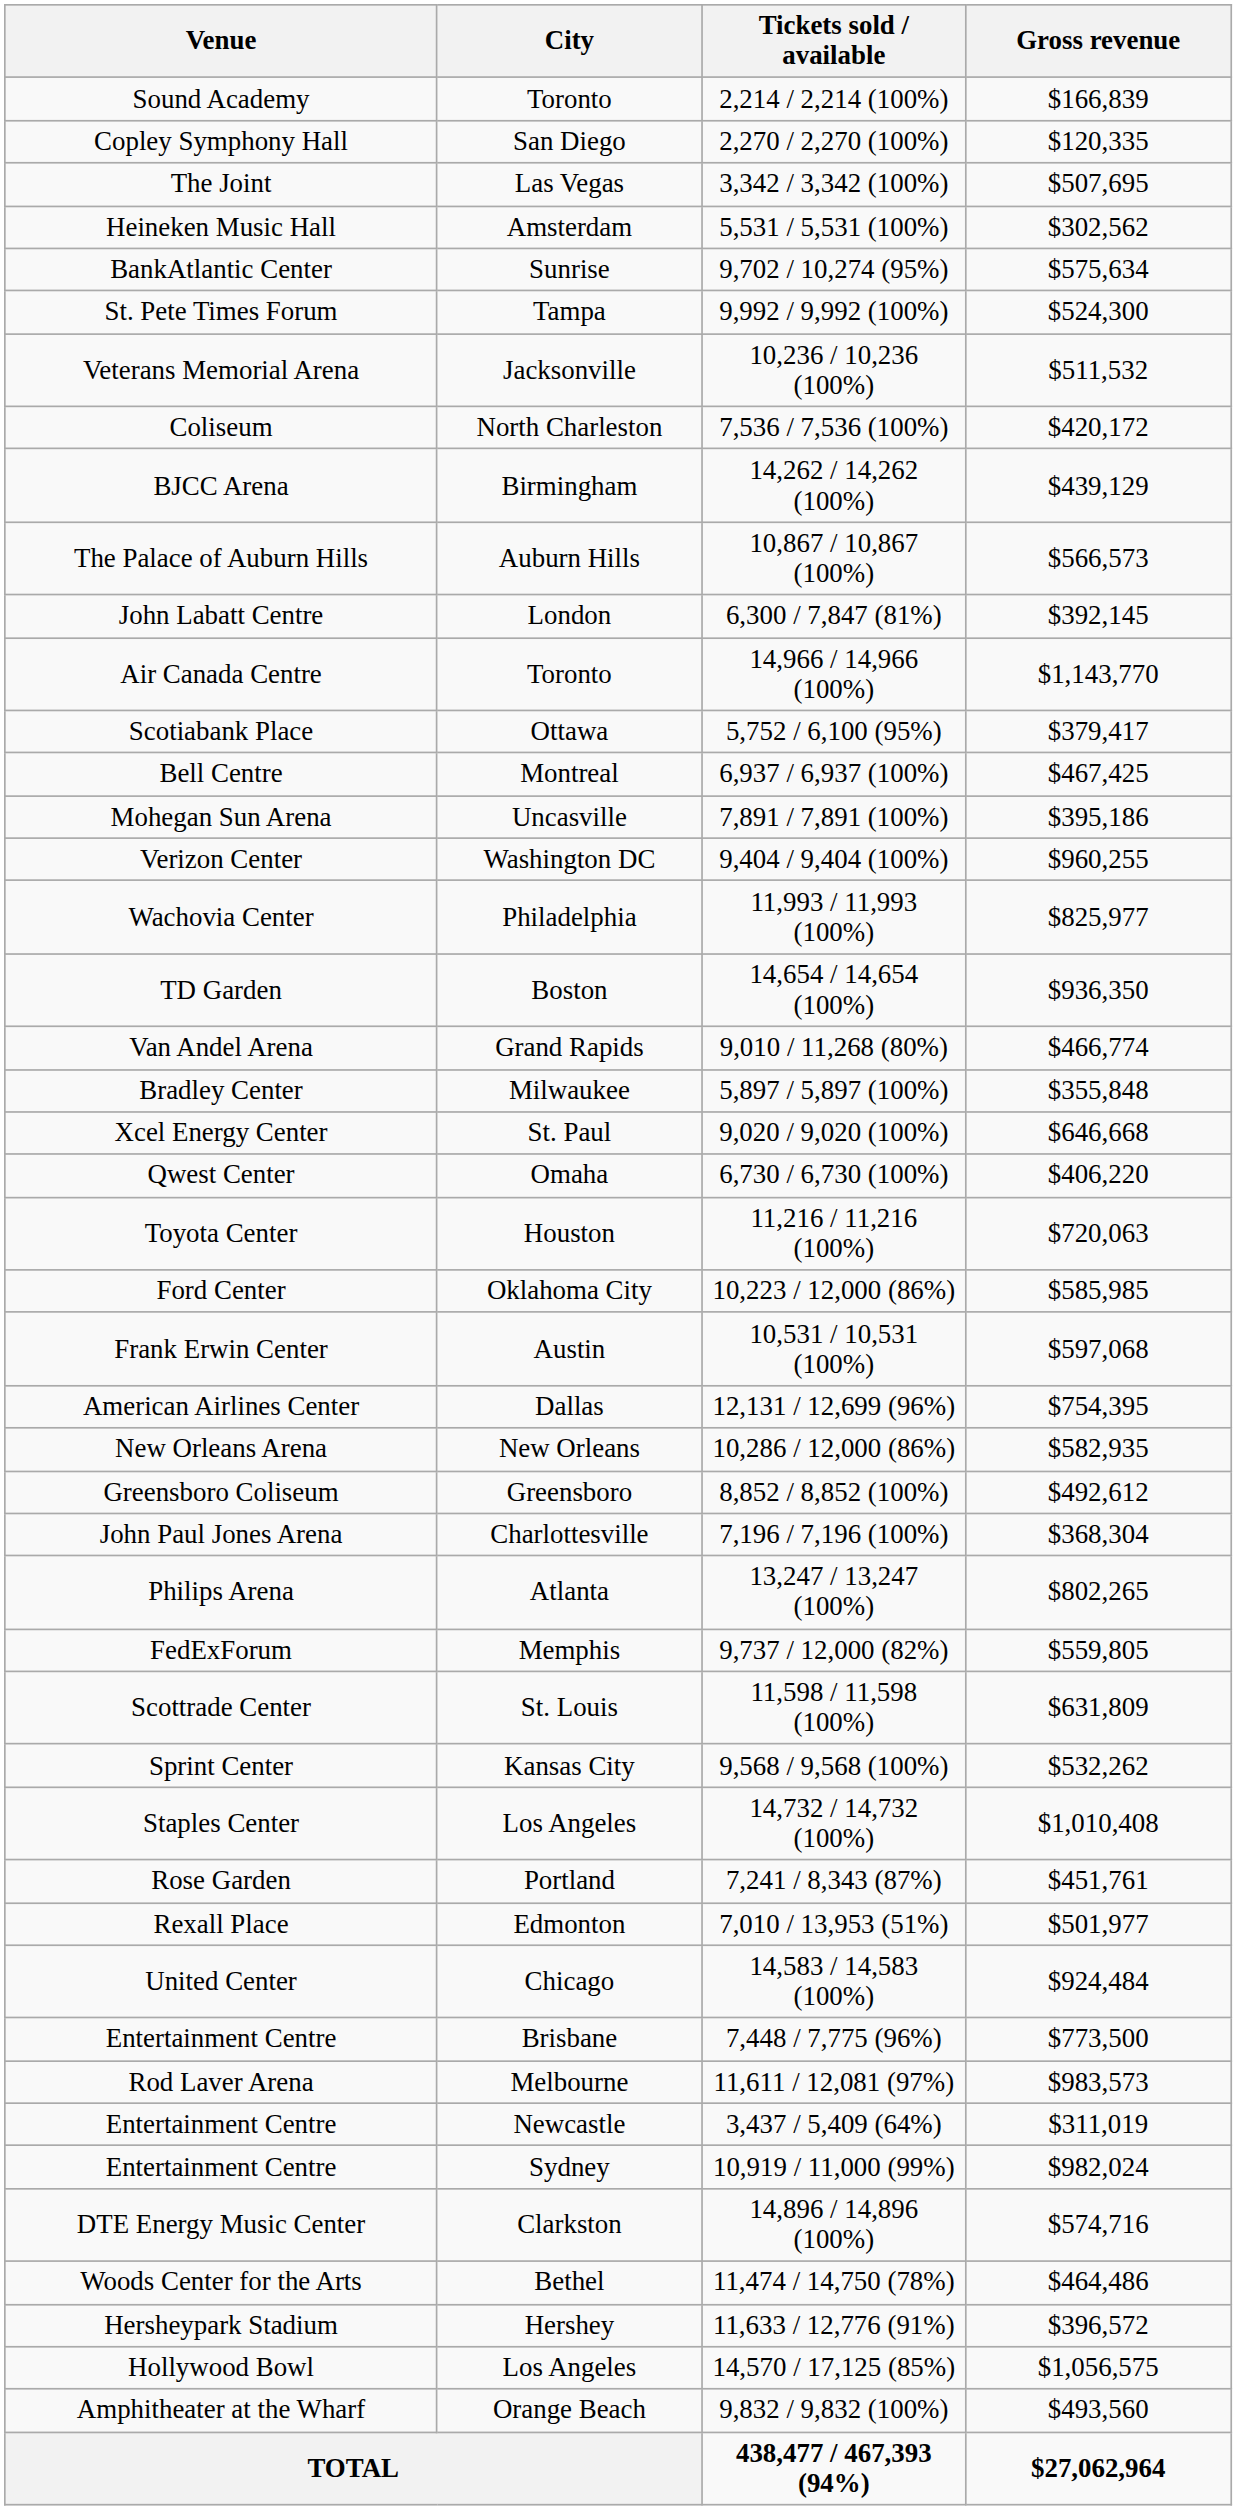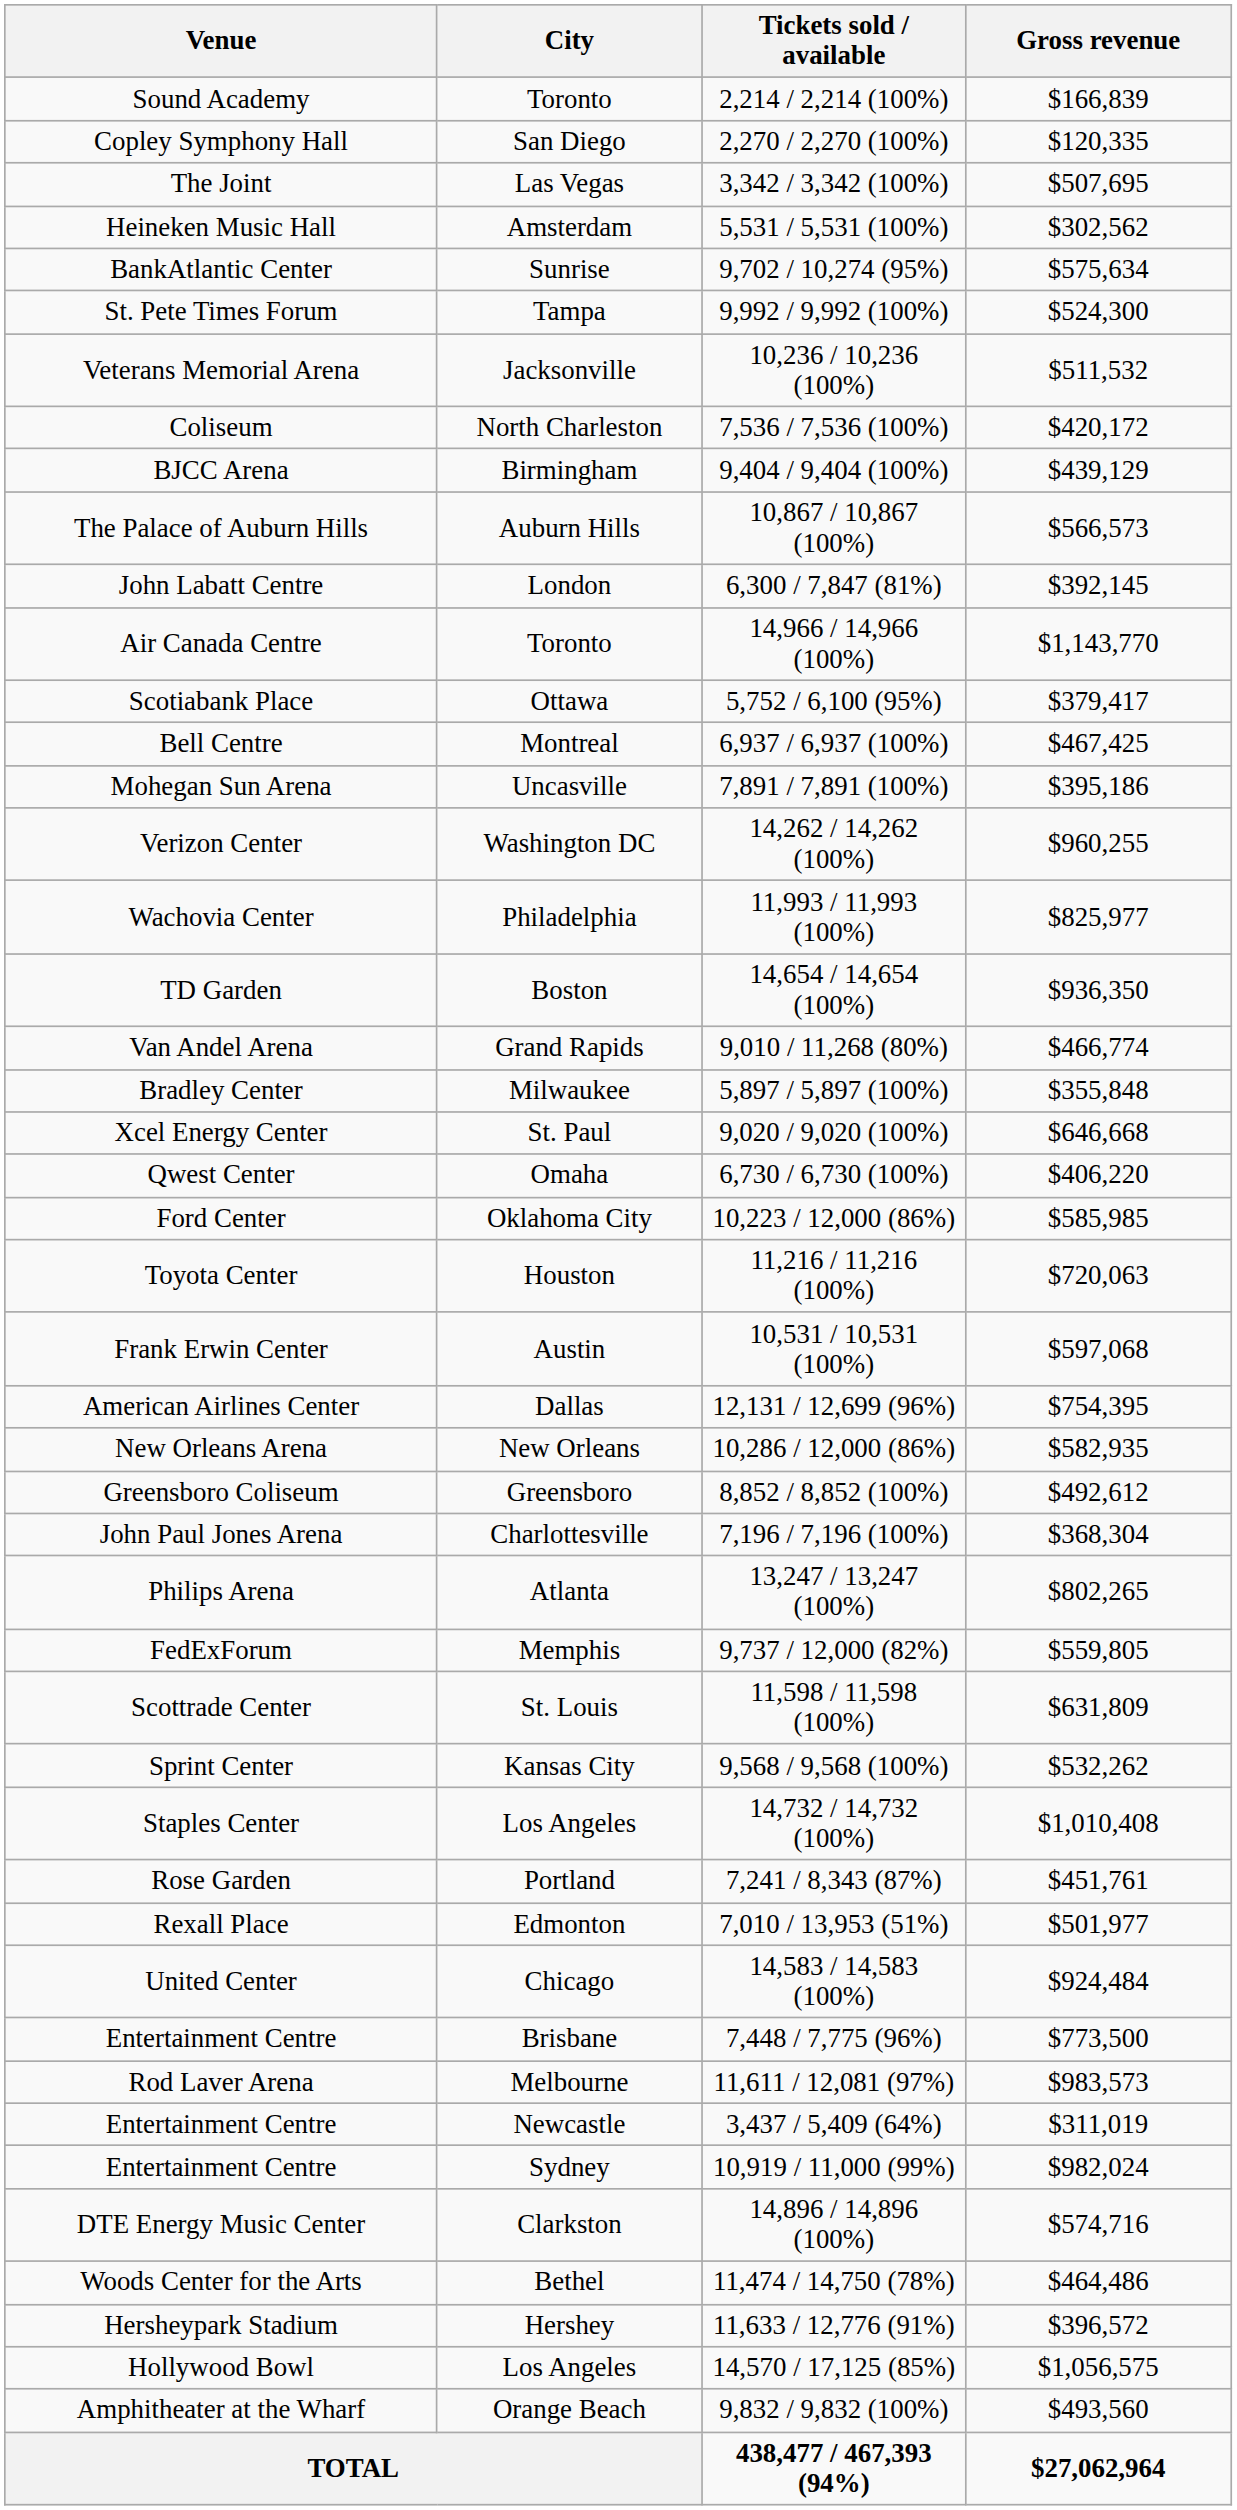(834, 485) 14,262 / 14,262 (100%) -> (834, 469) 9,404 / 9,404 (100%)
(834, 859) 9,404 / 9,404 (100%) -> (834, 843) 14,262 / 14,262 (100%)
rows swapped: (221, 1290) <-> (221, 1233)
